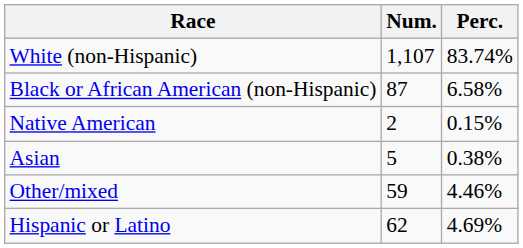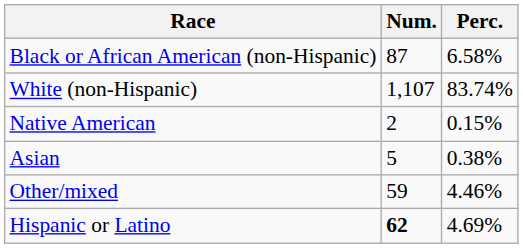rows swapped: (103, 55) <-> (193, 89)
(397, 225) normal -> (397, 225) bold
